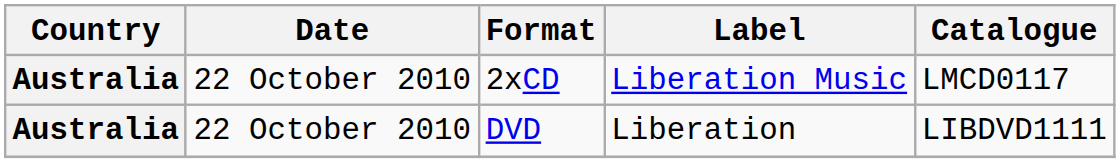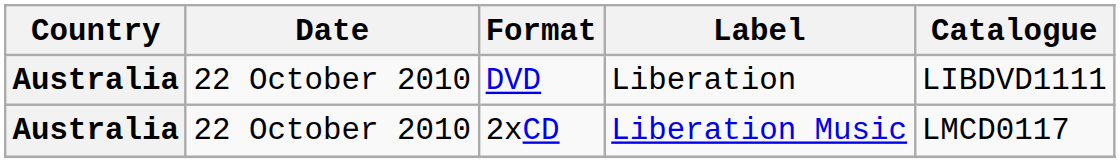rows swapped: (523, 81) <-> (513, 131)
